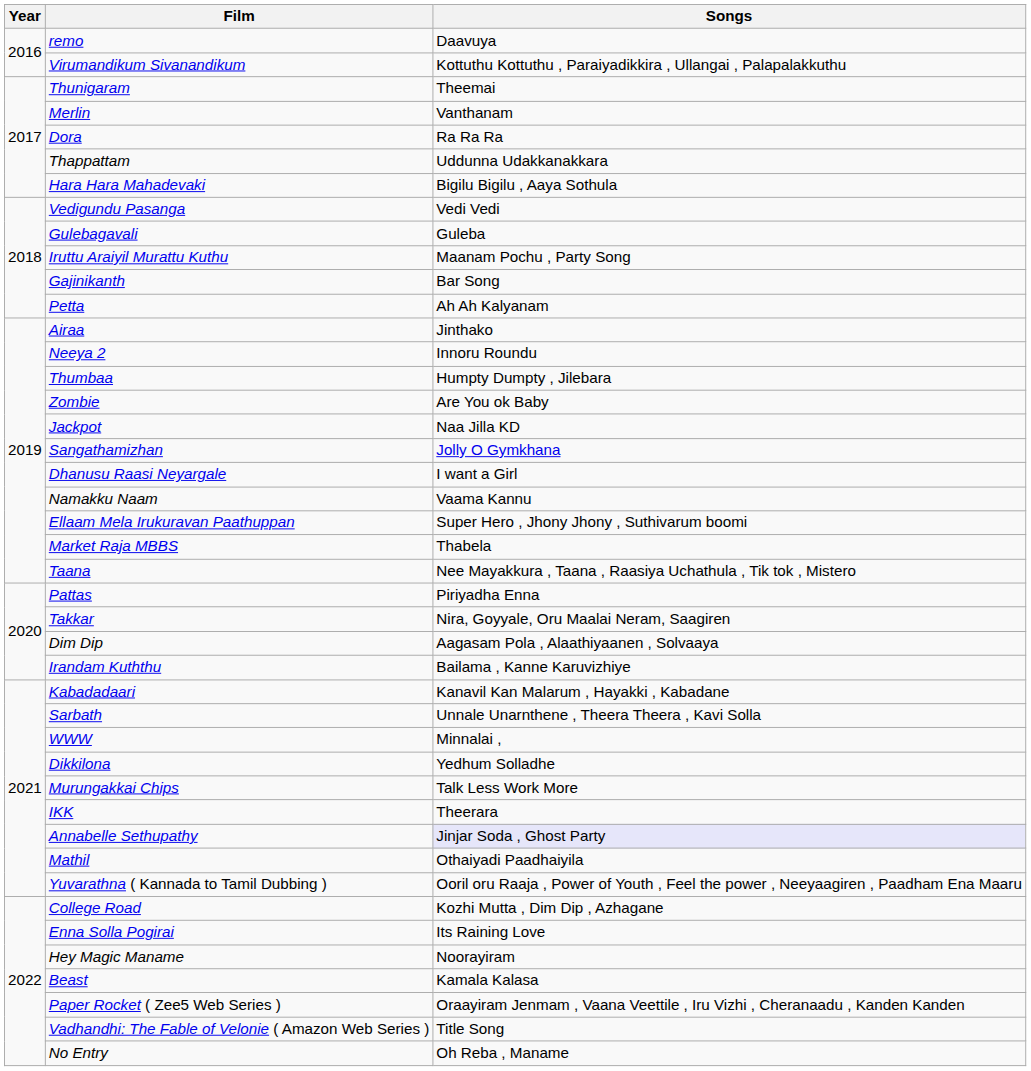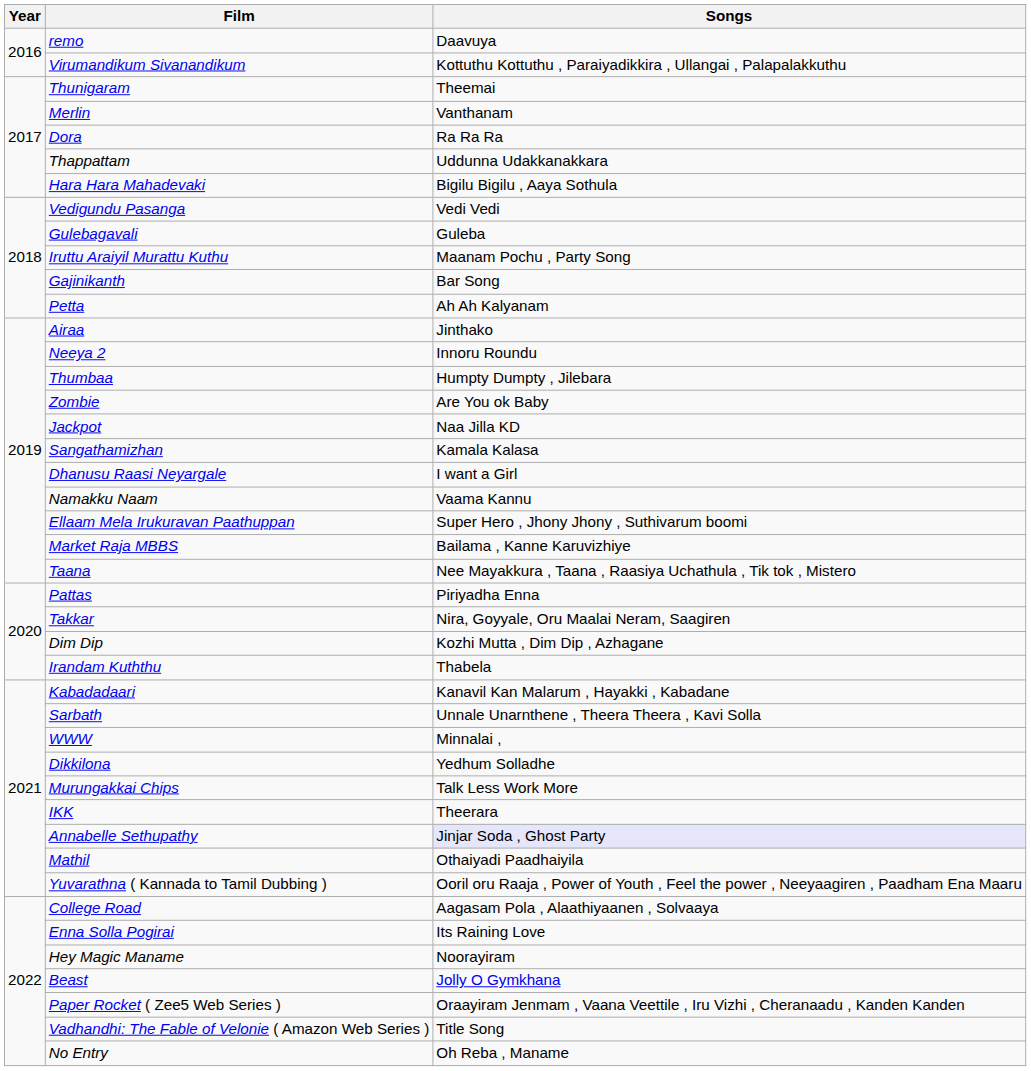(498, 450) Jolly O Gymkhana -> (487, 450) Kamala Kalasa
(464, 546) Thabela -> (533, 546) Bailama , Kanne Karuvizhiye
(577, 643) Aagasam Pola , Alaathiyaanen , Solvaaya -> (550, 643) Kozhi Mutta , Dim Dip , Azhagane
(533, 667) Bailama , Kanne Karuvizhiye -> (464, 667) Thabela
(550, 908) Kozhi Mutta , Dim Dip , Azhagane -> (577, 908) Aagasam Pola , Alaathiyaanen , Solvaaya
(487, 980) Kamala Kalasa -> (498, 980) Jolly O Gymkhana
